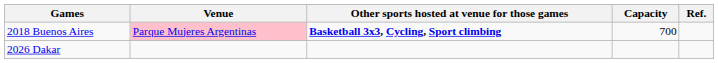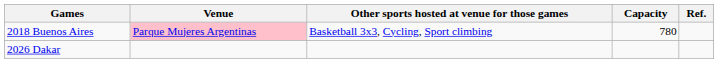(405, 31) bold -> (401, 31) normal
(668, 31) 700 -> (668, 31) 780
